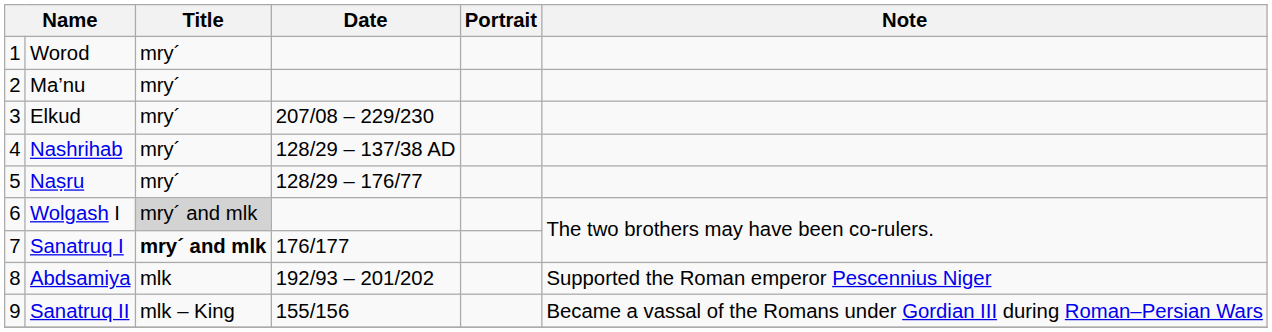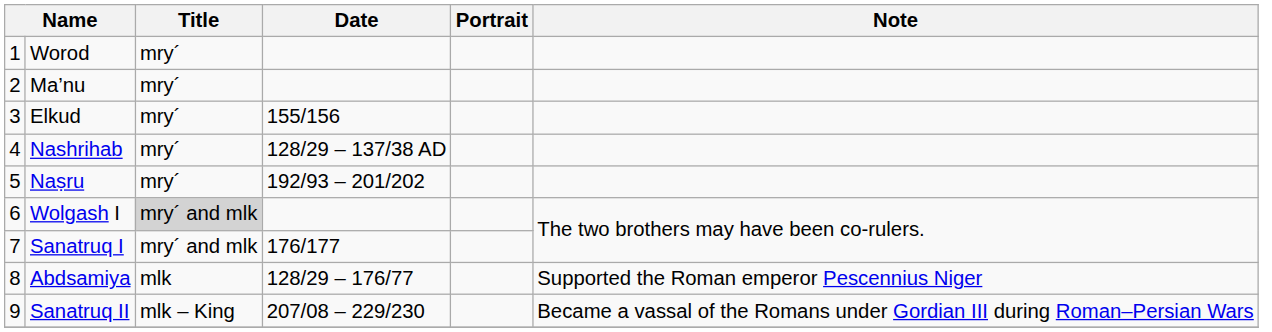(355, 117) 207/08 – 229/230 -> (303, 117) 155/156
(349, 181) 128/29 – 176/77 -> (346, 181) 192/93 – 201/202
(203, 246) bold -> (199, 246) normal
(355, 278) 192/93 – 201/202 -> (340, 278) 128/29 – 176/77
(312, 310) 155/156 -> (346, 310) 207/08 – 229/230
